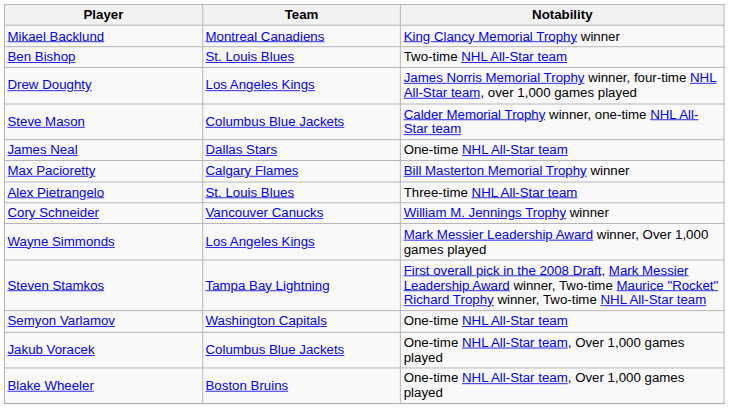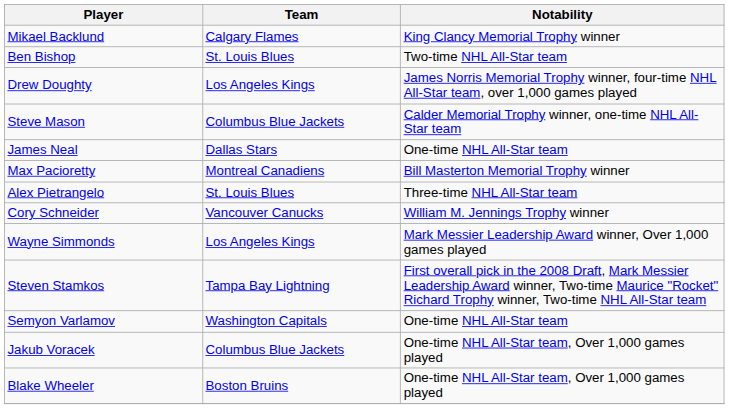(265, 36) Montreal Canadiens -> (252, 36) Calgary Flames
(252, 171) Calgary Flames -> (265, 171) Montreal Canadiens
